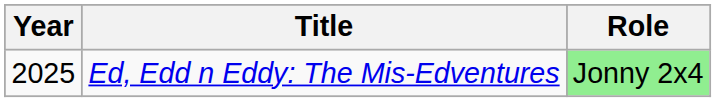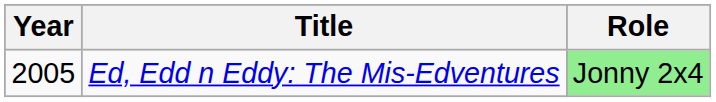(43, 72) 2025 -> (43, 72) 2005
